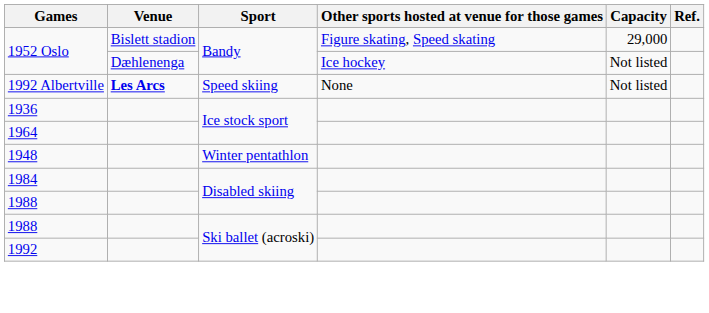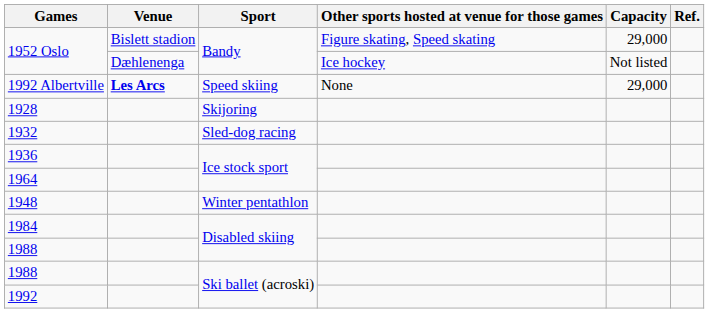(639, 86) Not listed -> (647, 86) 29,000
+ row: (23, 109)
+ row: (23, 132)
